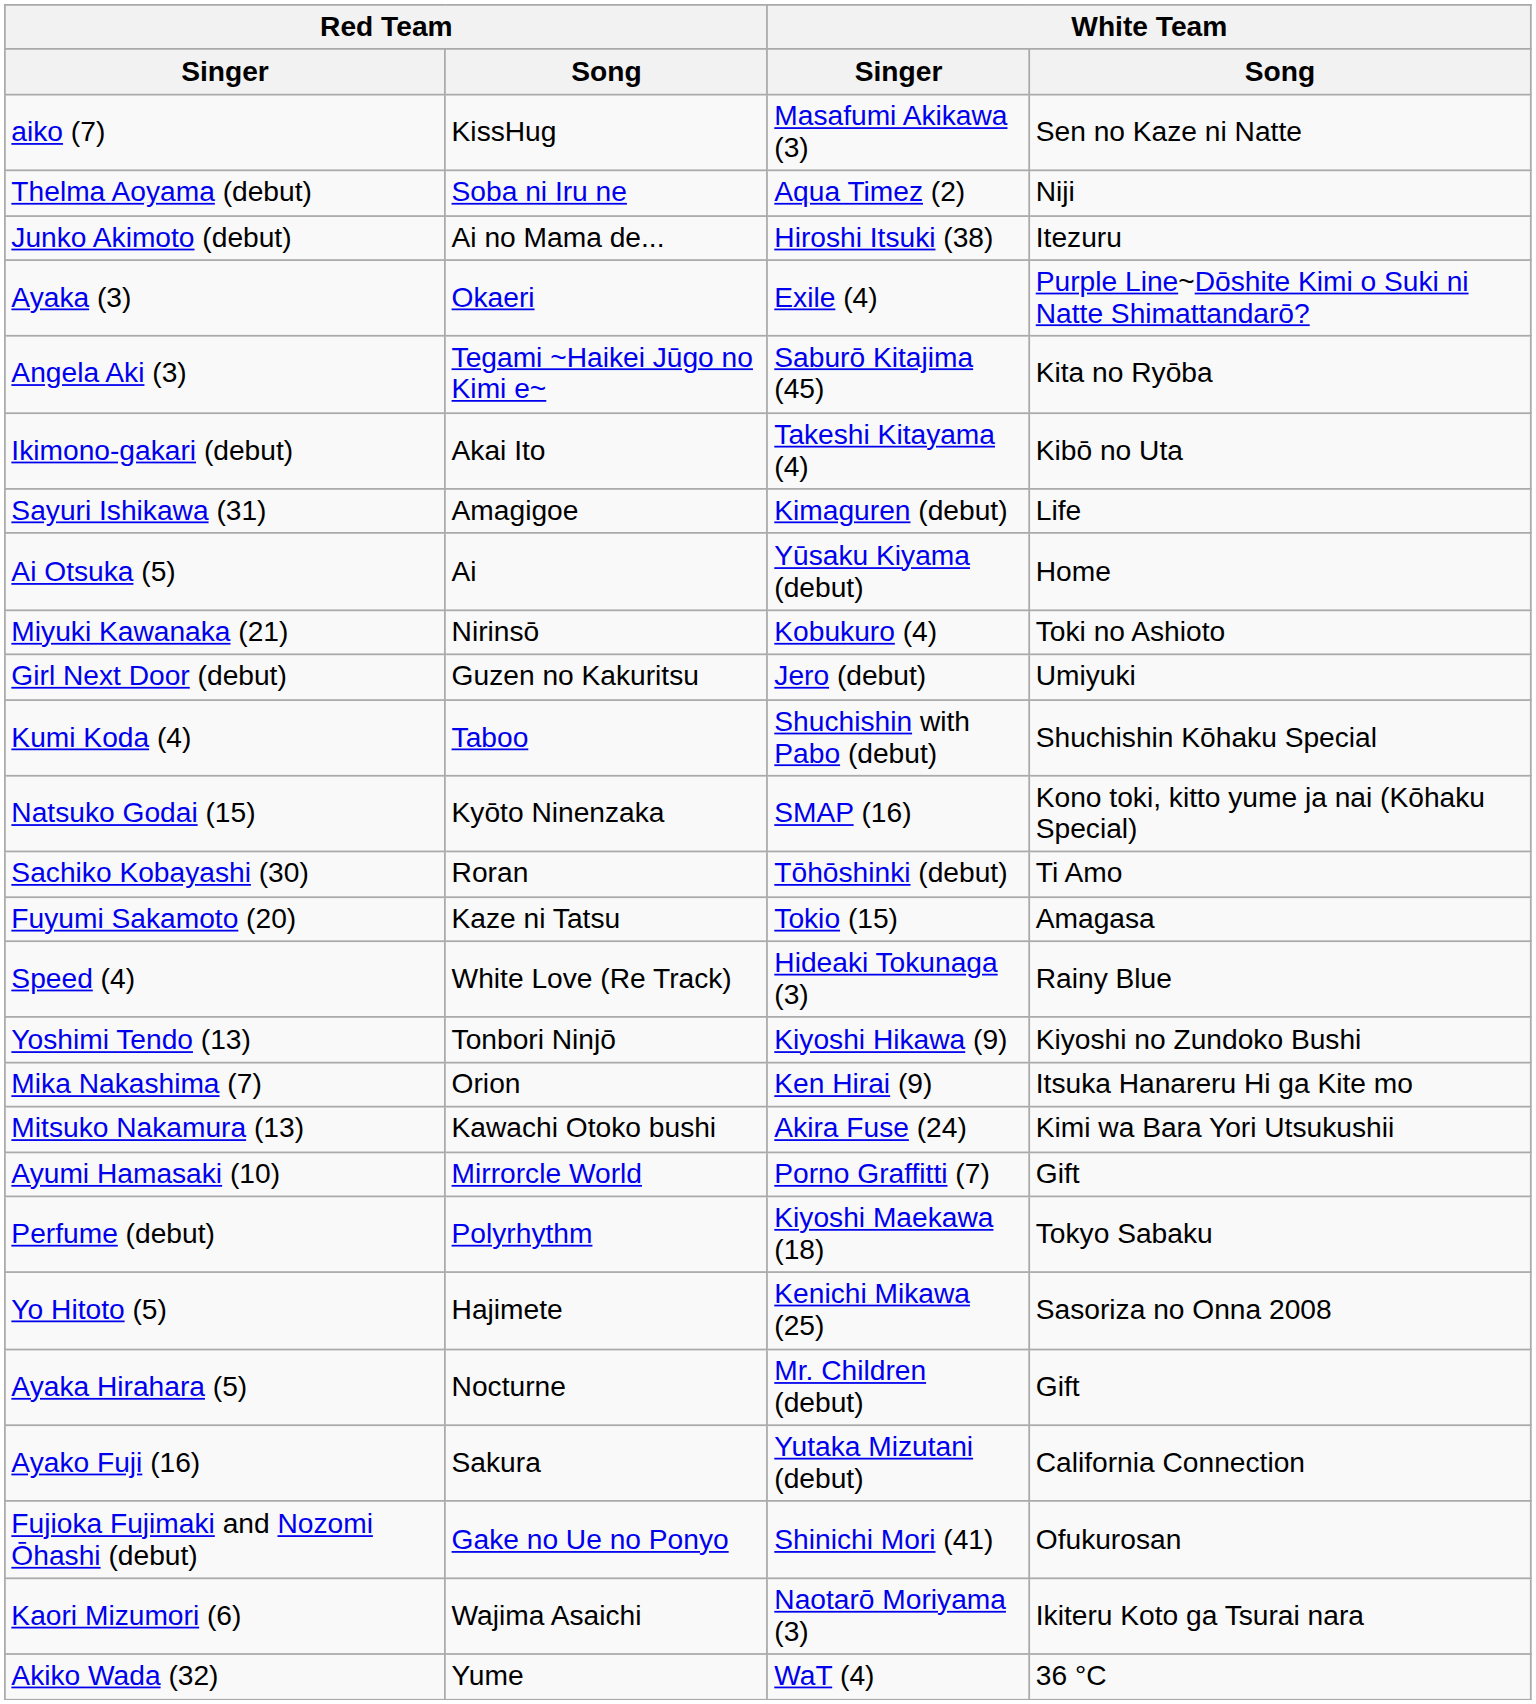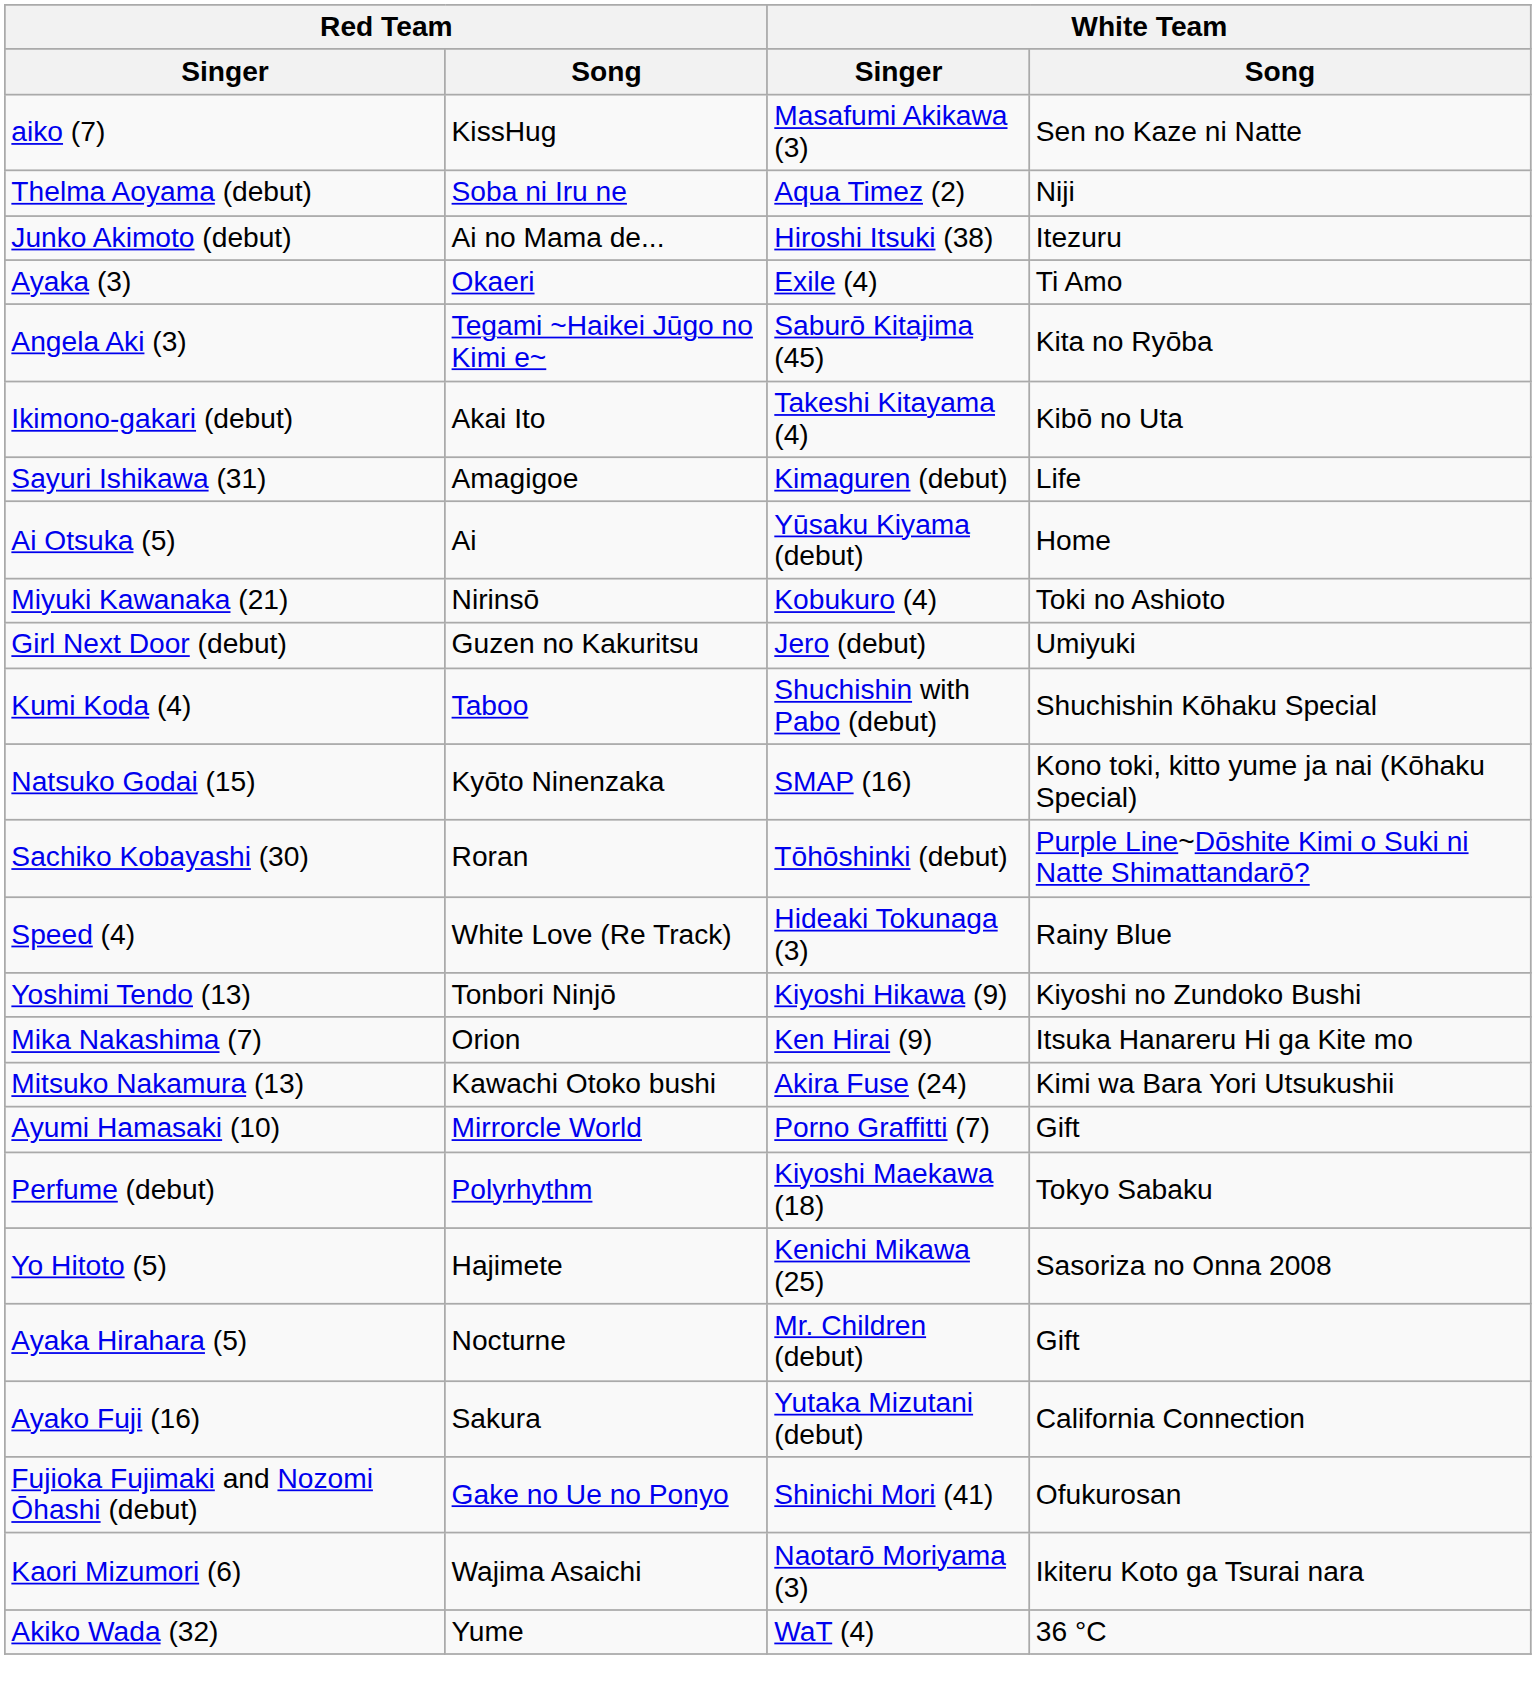(1252, 297) Purple Line~Dōshite Kimi o Suki ni Natte Shimattandarō? -> (1079, 281) Ti Amo
(1079, 873) Ti Amo -> (1252, 857) Purple Line~Dōshite Kimi o Suki ni Natte Shimattandarō?
- row: (154, 918)
